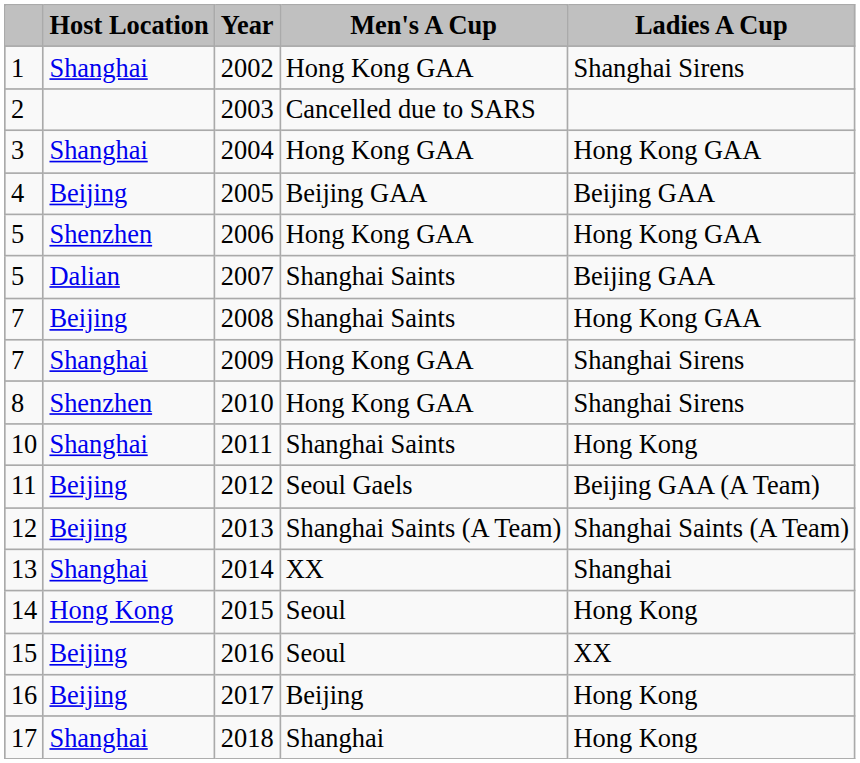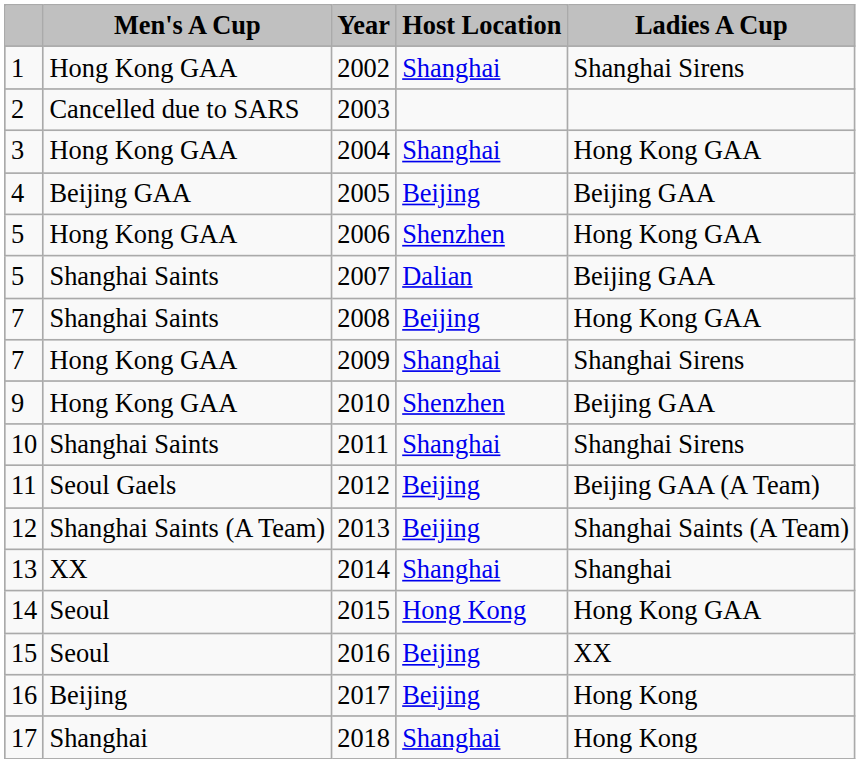columns swapped: (129, 25) <-> (424, 25)
(18, 402) 8 -> (18, 402) 9
(659, 402) Shanghai Sirens -> (644, 402) Beijing GAA
(635, 444) Hong Kong -> (659, 444) Shanghai Sirens
(635, 611) Hong Kong -> (667, 611) Hong Kong GAA
